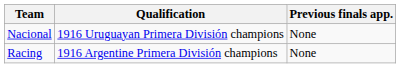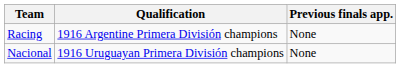rows swapped: (25, 53) <-> (29, 33)
